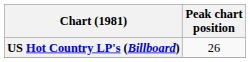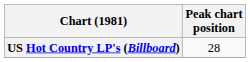(214, 47) 26 -> (214, 47) 28
